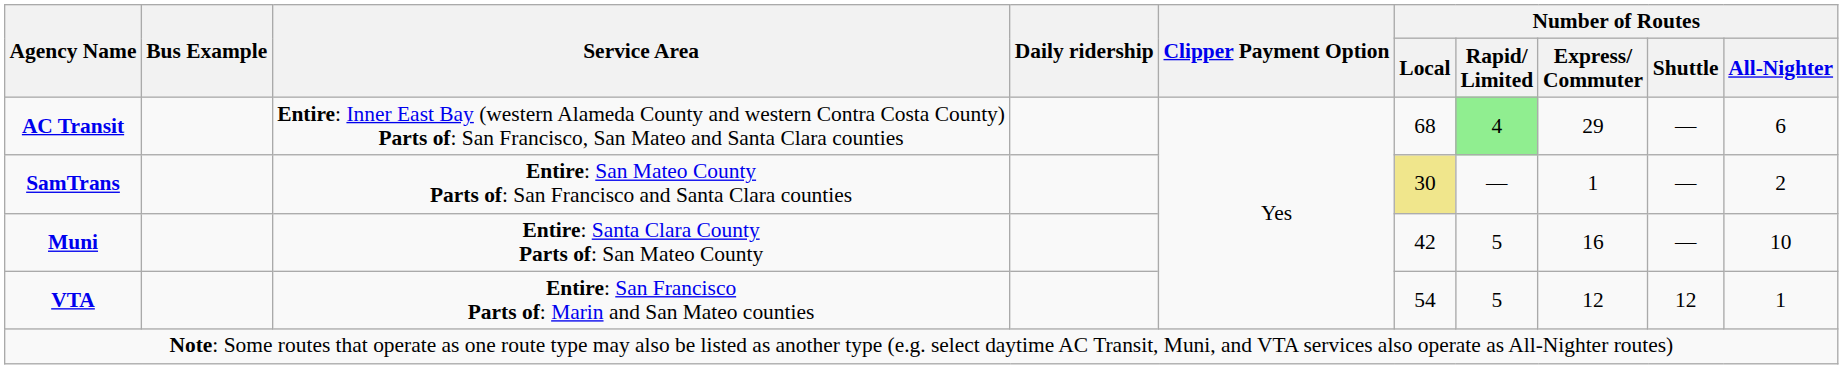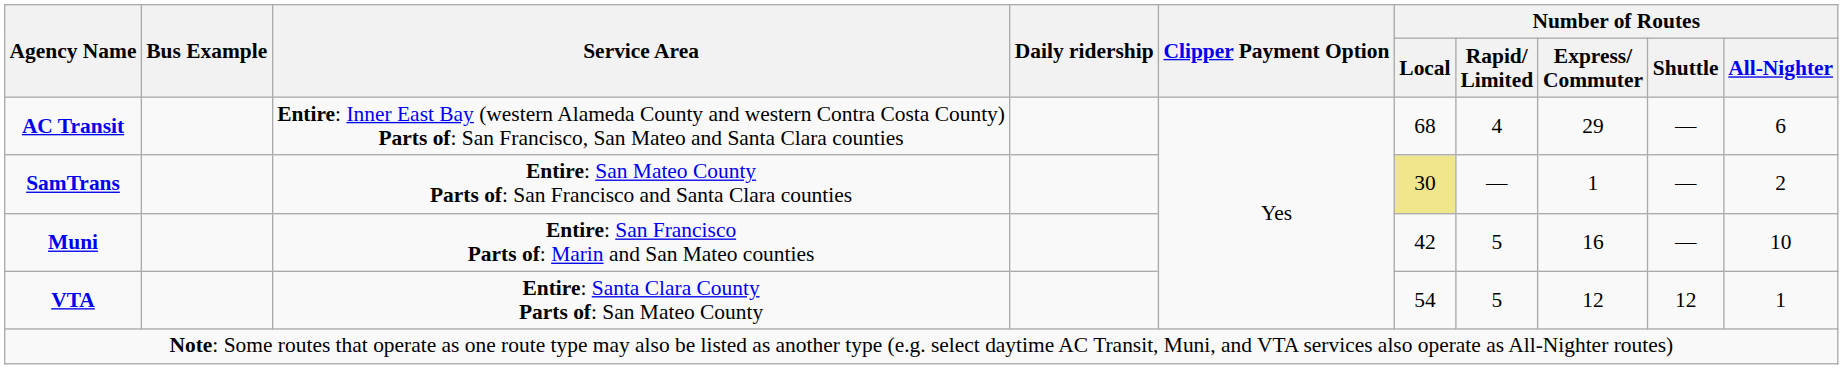(1497, 125) lightgreen background -> (1497, 125) no background
(641, 241) Entire: Santa Clara County Parts of: San Mateo County -> (641, 241) Entire: San Francisco Parts of: Marin and San Mateo counties
(641, 300) Entire: San Francisco Parts of: Marin and San Mateo counties -> (641, 300) Entire: Santa Clara County Parts of: San Mateo County
